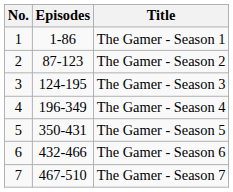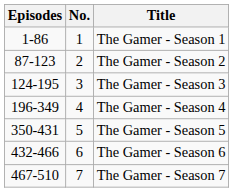columns swapped: (18, 15) <-> (63, 15)
